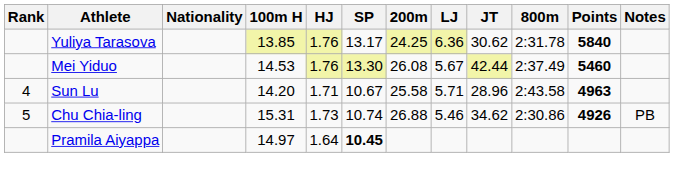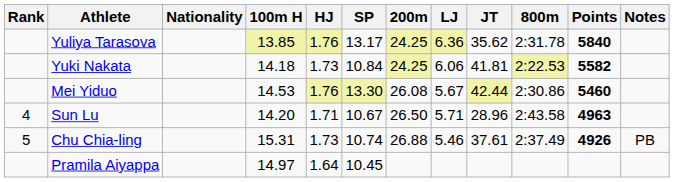(489, 41) 30.62 -> (489, 41) 35.62
+ row: (91, 65)
(540, 65) 2:37.49 -> (540, 90) 2:30.86
(409, 90) 25.58 -> (409, 115) 26.50
(489, 115) 34.62 -> (489, 139) 37.61
(540, 115) 2:30.86 -> (540, 139) 2:37.49
(364, 139) bold -> (364, 164) normal
